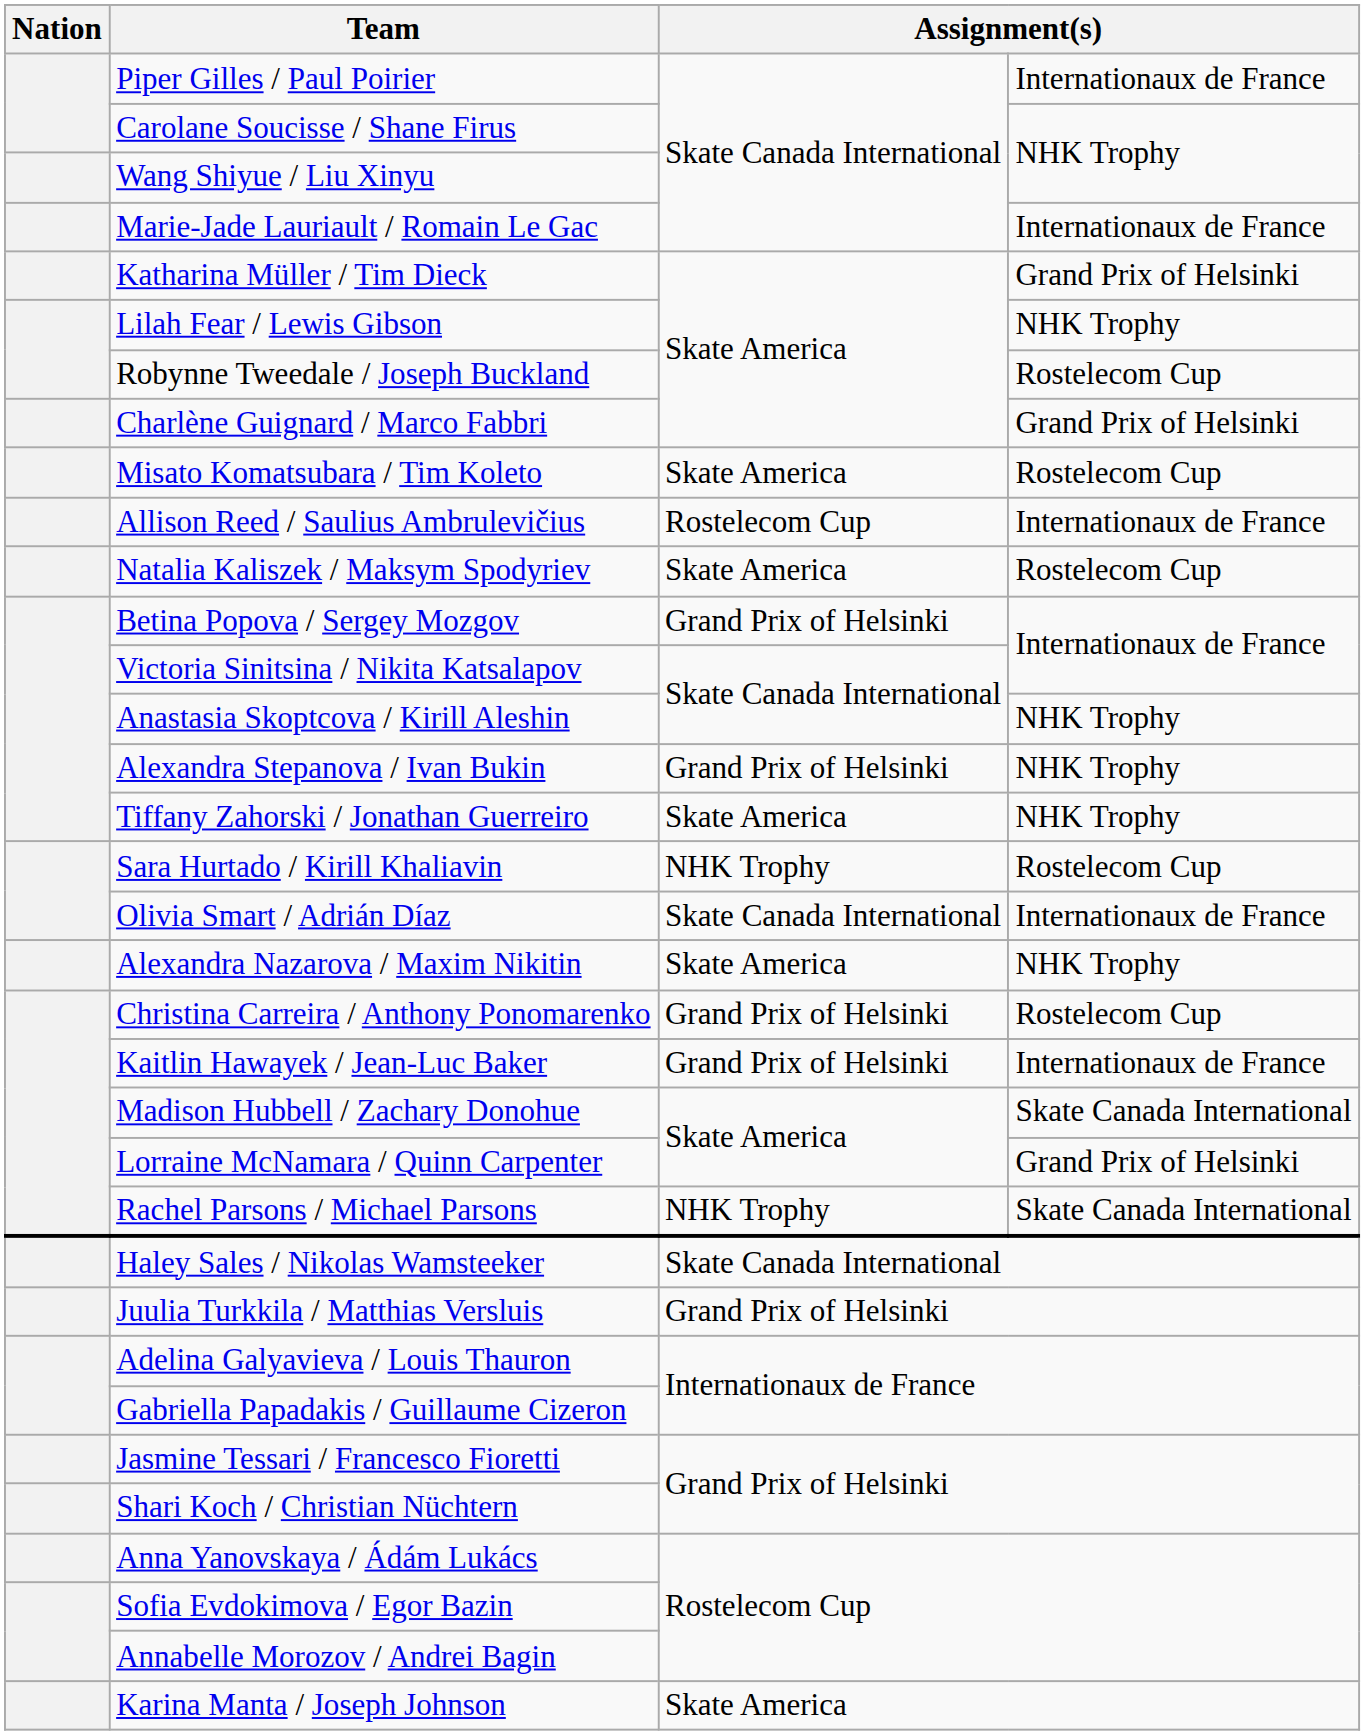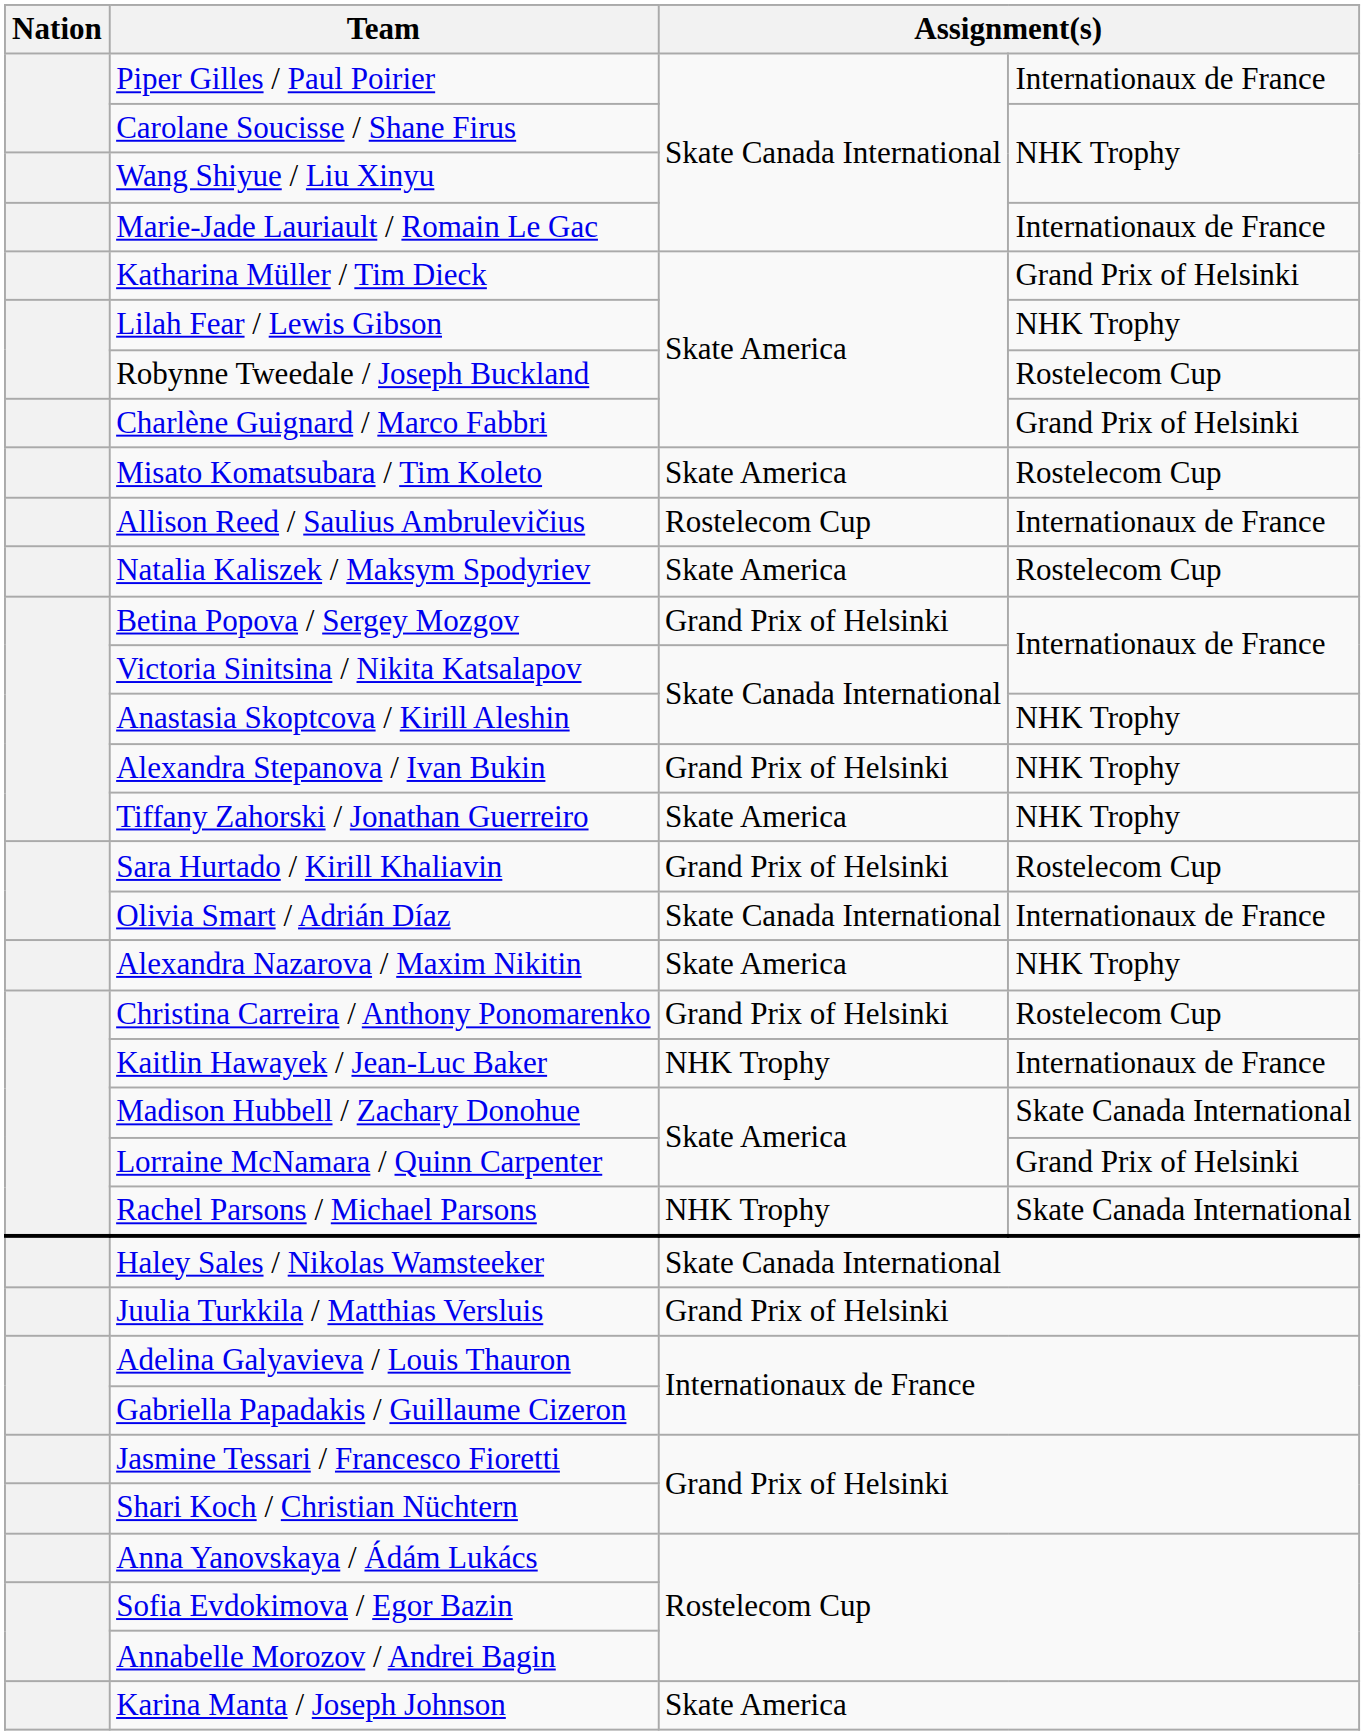(747, 865) NHK Trophy -> (807, 865) Grand Prix of Helsinki
(807, 1062) Grand Prix of Helsinki -> (747, 1062) NHK Trophy
